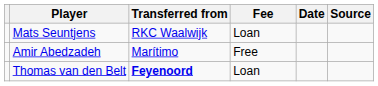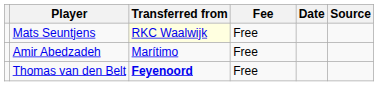(169, 33) no background -> (169, 33) lightyellow background
(247, 33) Loan -> (246, 33) Free
(247, 71) Loan -> (246, 71) Free
